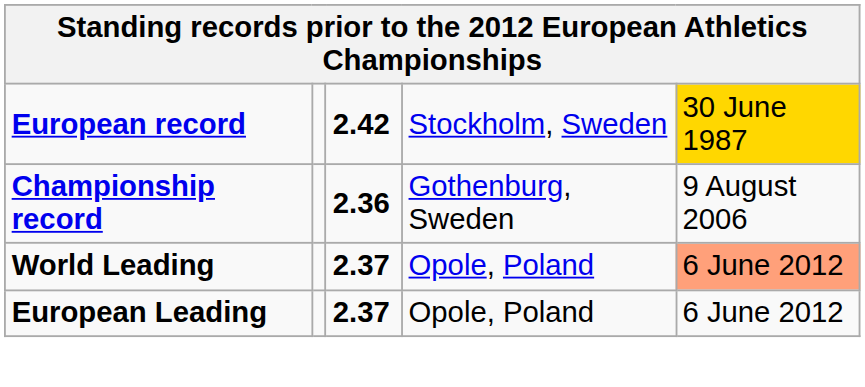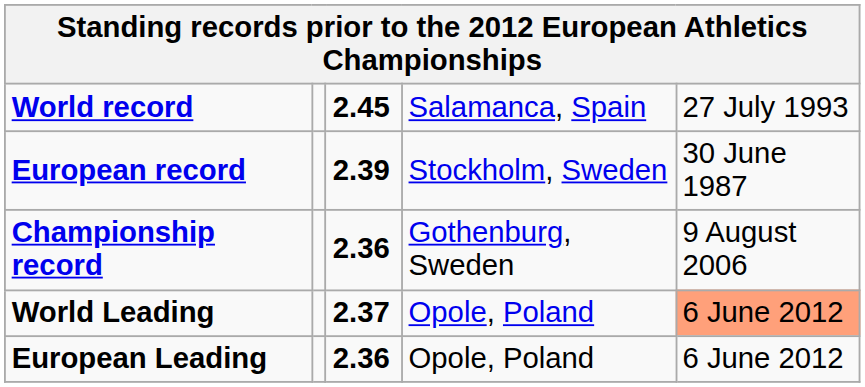+ row: (103, 107)
(361, 123) 2.42 -> (361, 170) 2.39
(735, 123) gold background -> (735, 170) no background
(361, 312) 2.37 -> (361, 358) 2.36
